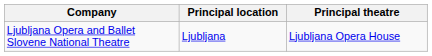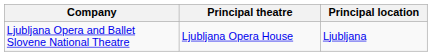columns swapped: (357, 13) <-> (233, 13)
